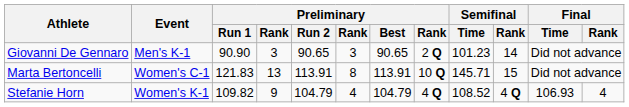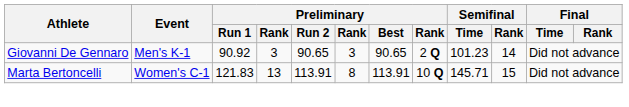(235, 53) 90.90 -> (235, 53) 90.92
- row: (46, 93)
